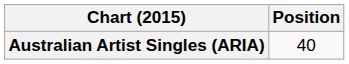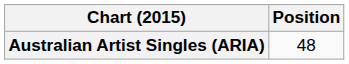(306, 45) 40 -> (306, 45) 48
